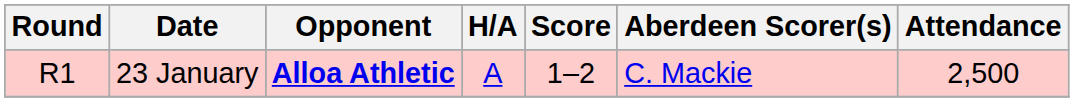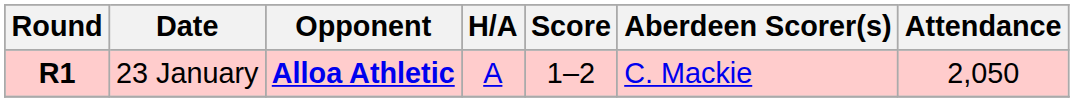(57, 73) normal -> (57, 73) bold
(983, 73) 2,500 -> (983, 73) 2,050
